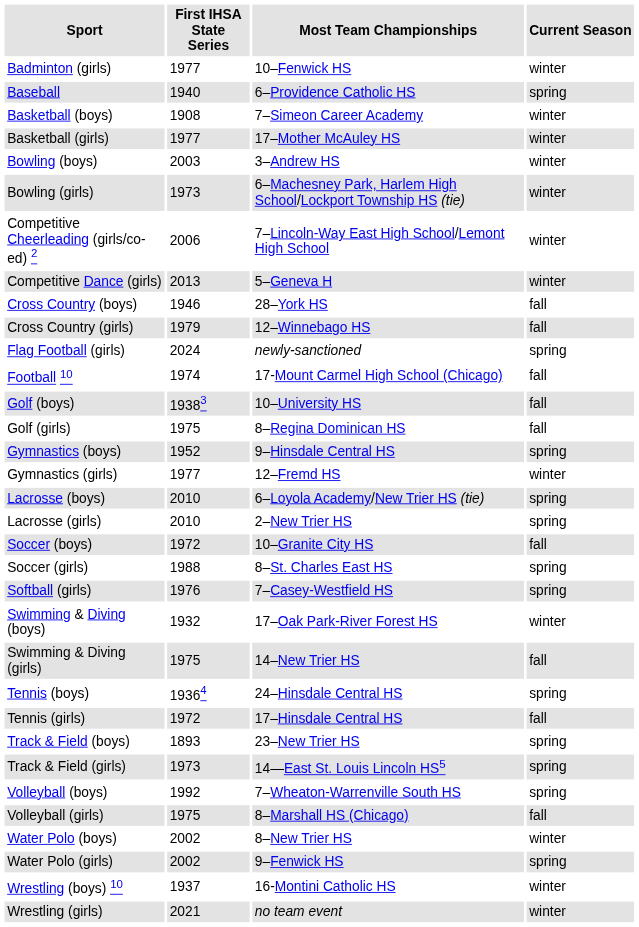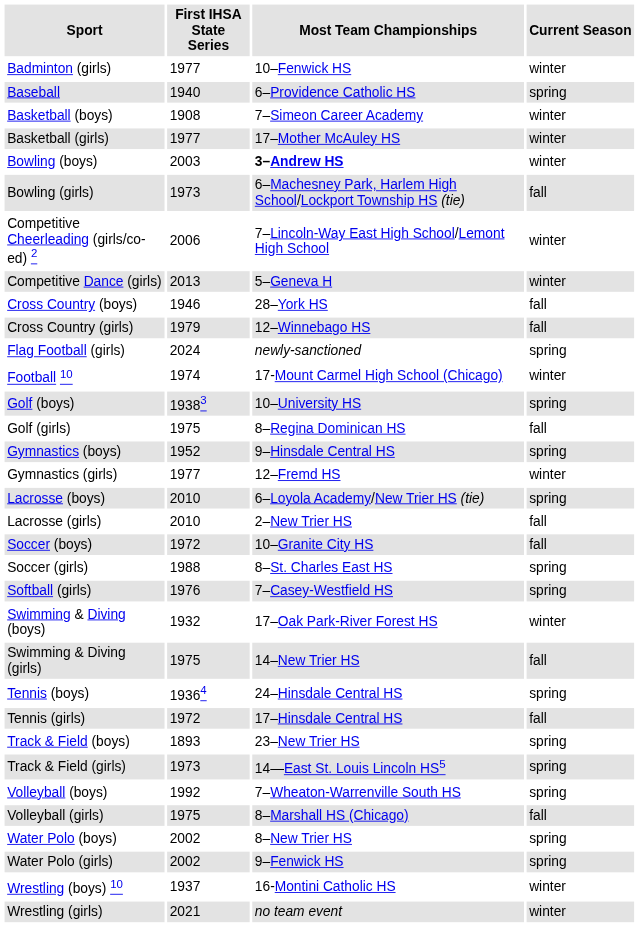(297, 162) normal -> (299, 162) bold
(548, 192) winter -> (538, 192) fall
(538, 376) fall -> (548, 376) winter
(538, 403) fall -> (548, 403) spring
(548, 521) spring -> (538, 521) fall
(548, 838) winter -> (548, 838) spring
